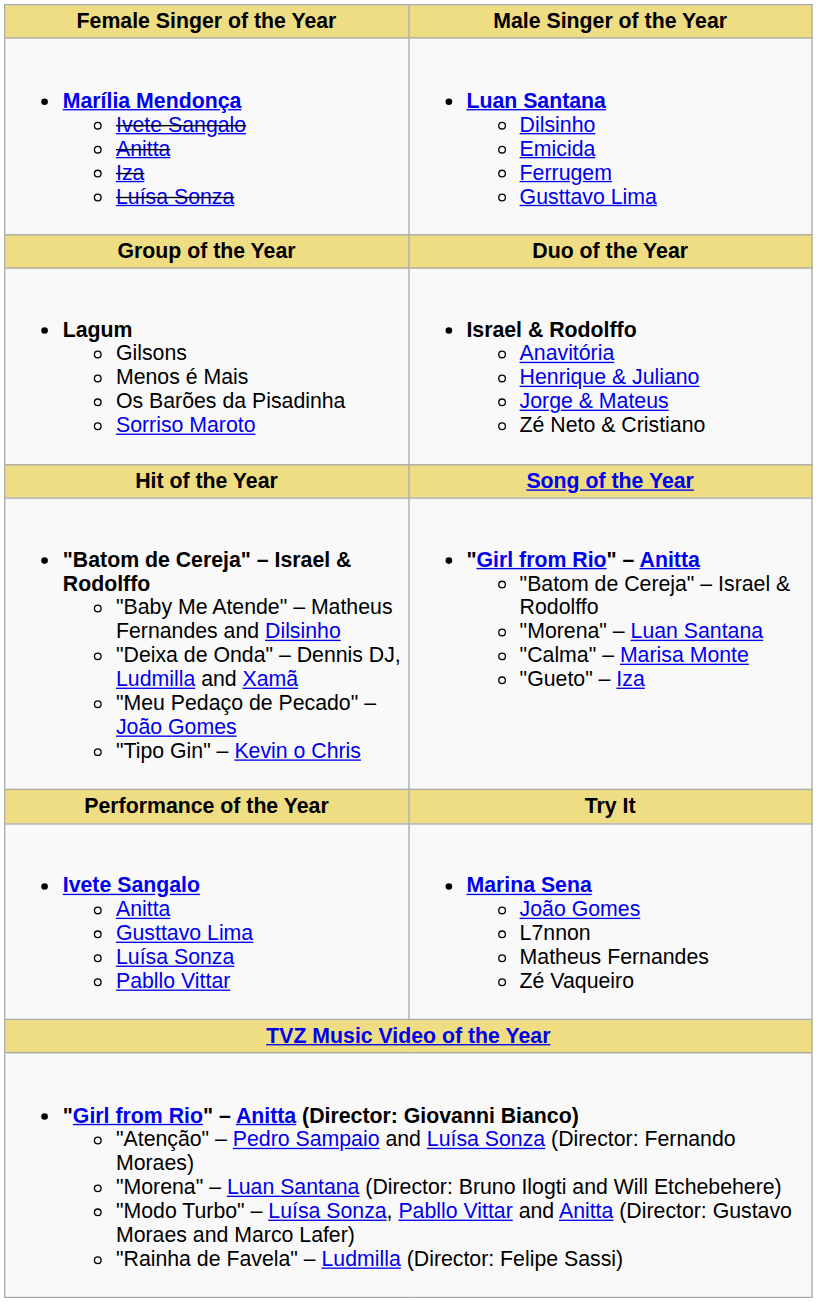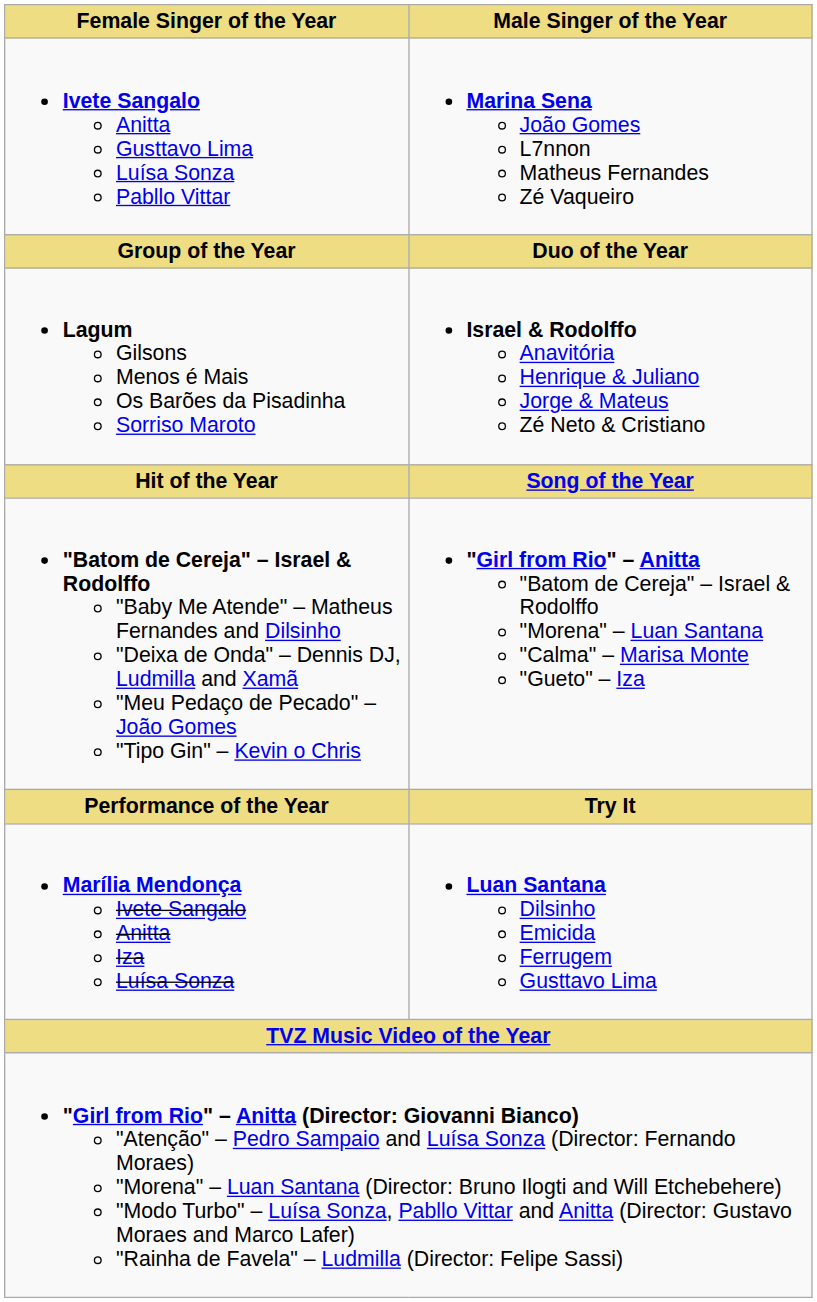rows swapped: (206, 148) <-> (206, 933)
